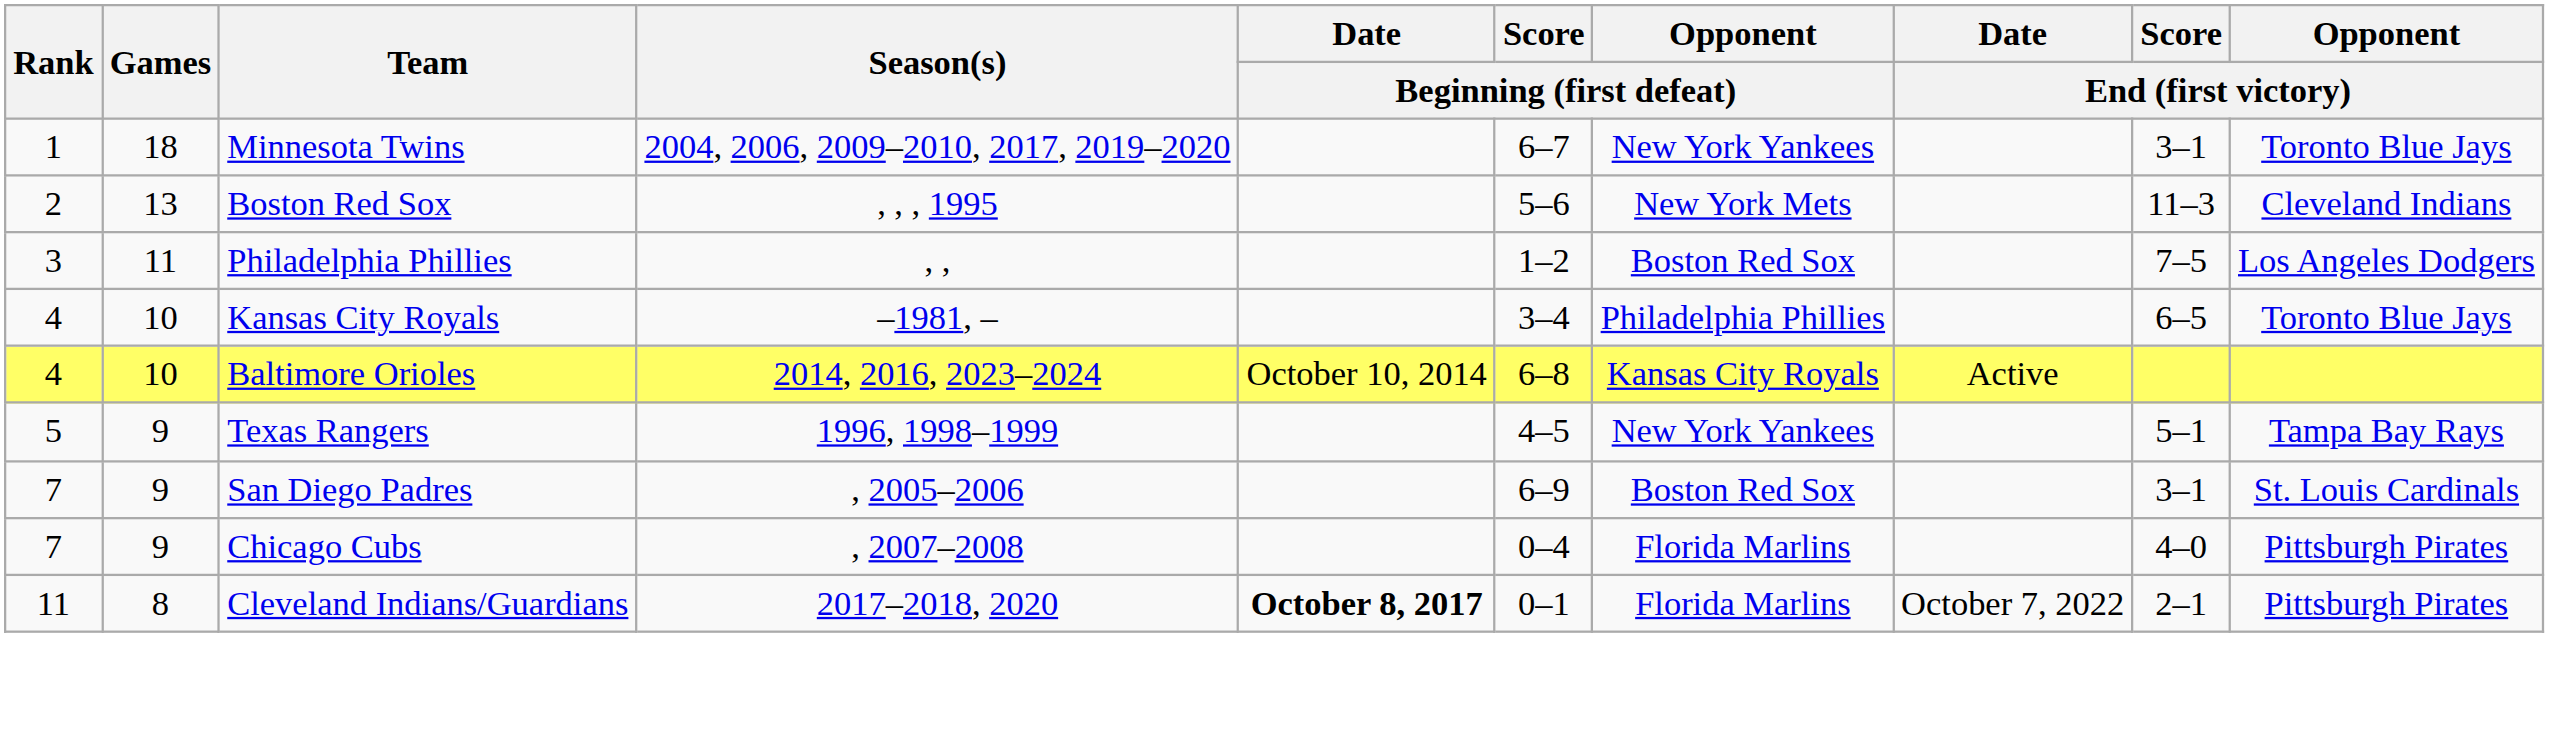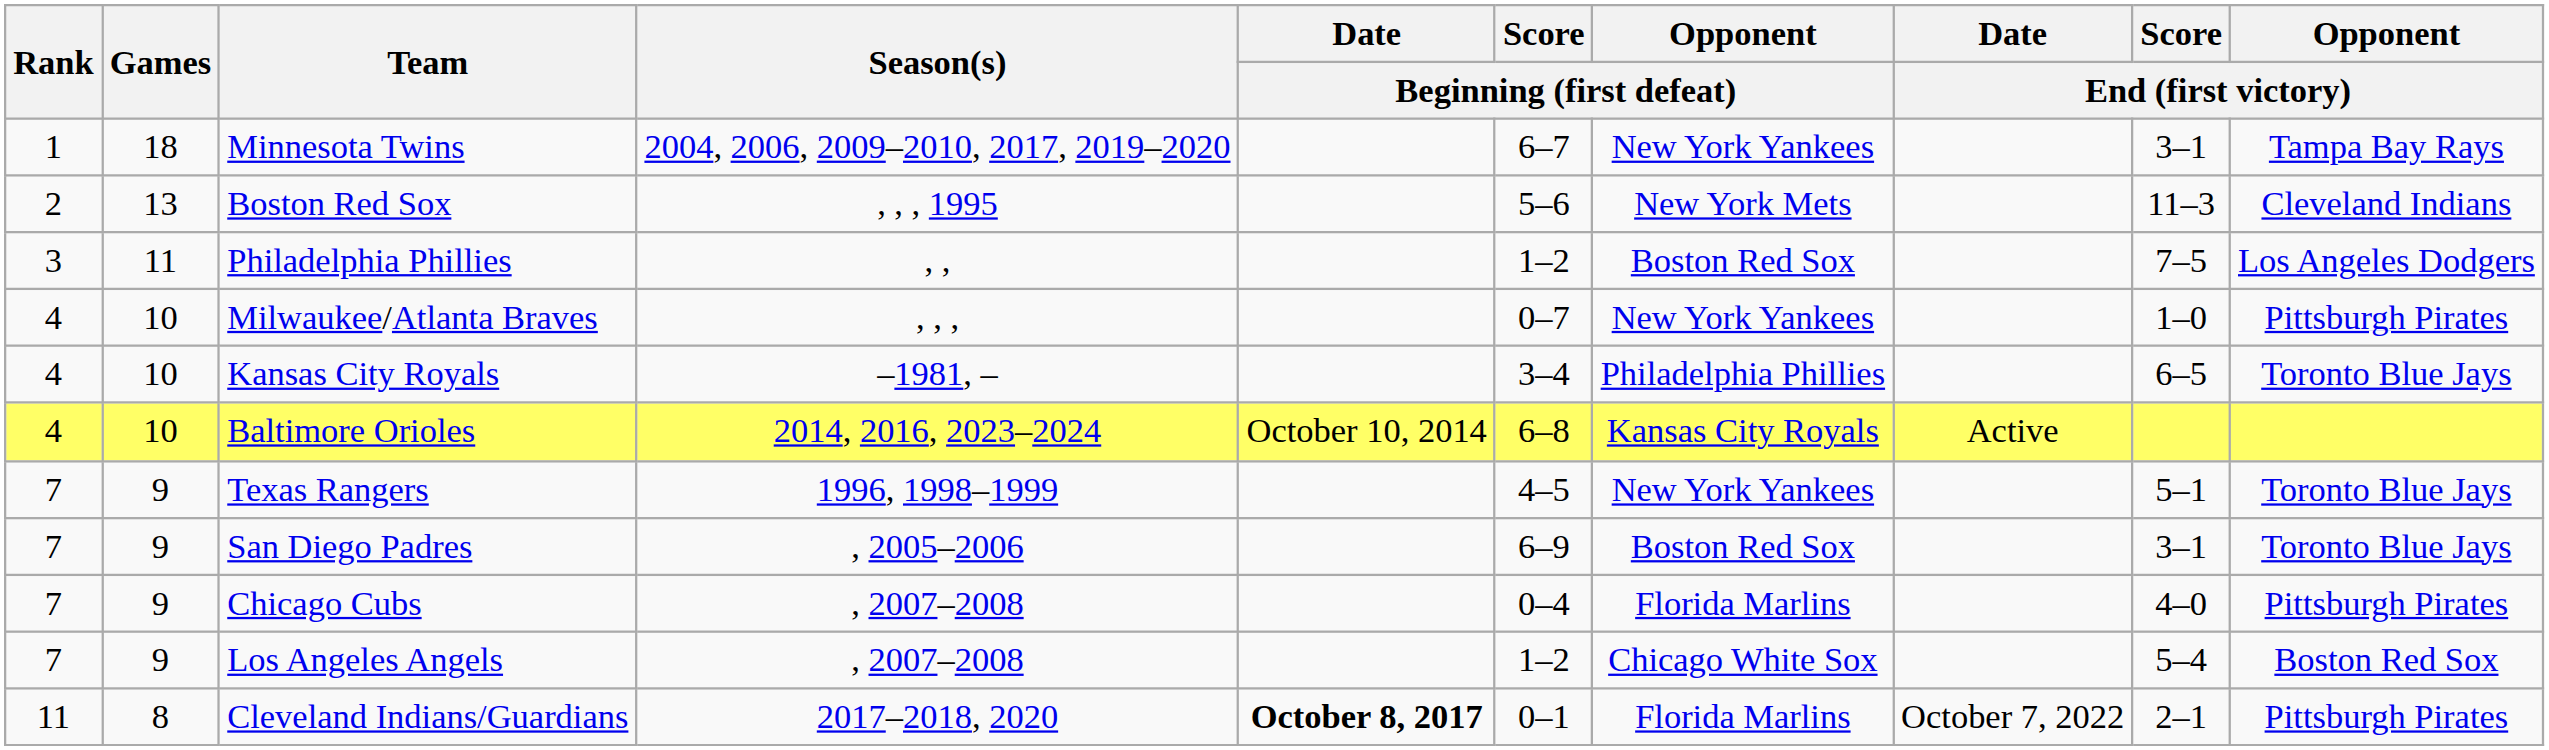(2386, 146) Toronto Blue Jays -> (2386, 146) Tampa Bay Rays
+ row: (413, 317)
(53, 431) 5 -> (53, 488) 7
(2386, 431) Tampa Bay Rays -> (2386, 488) Toronto Blue Jays
(2386, 488) St. Louis Cardinals -> (2386, 545) Toronto Blue Jays
+ row: (365, 658)
